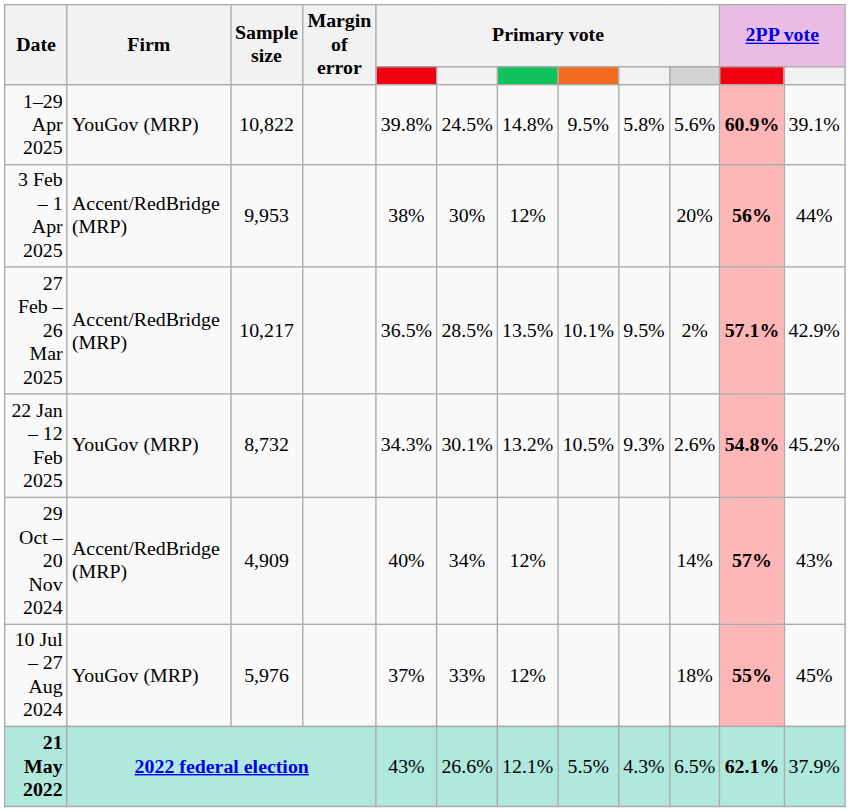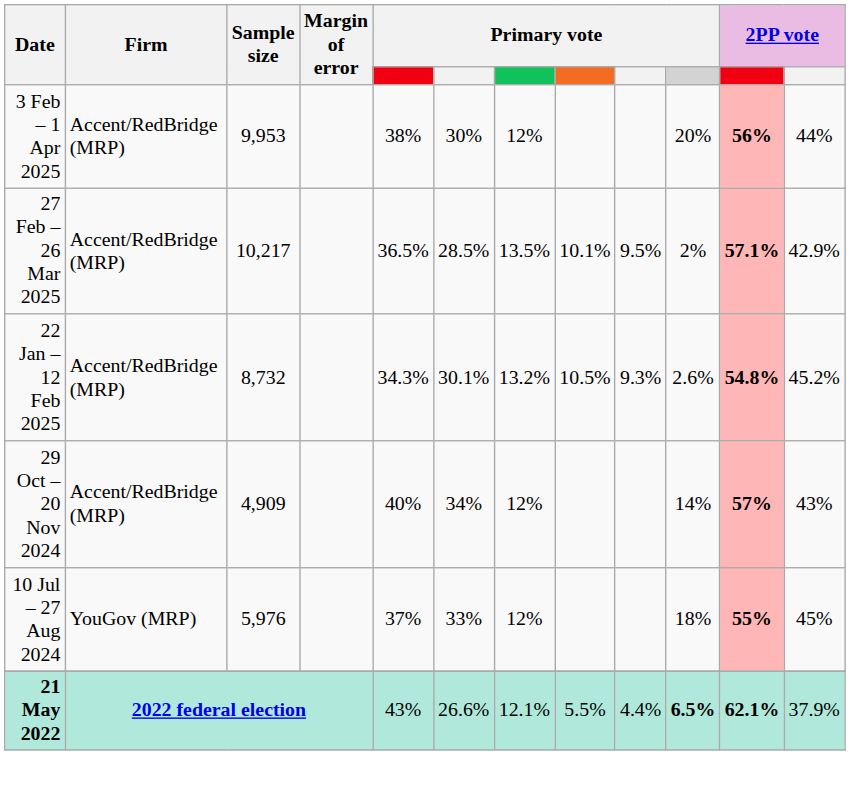- row: (43, 124)
(135, 445) YouGov (MRP) -> (144, 377) Accent/RedBridge (MRP)
(644, 766) 4.3% -> (641, 710) 4.4%
(695, 766) normal -> (693, 710) bold
